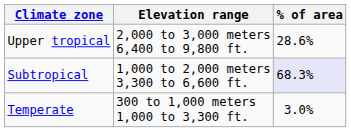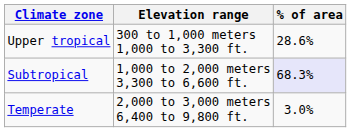(193, 41) 2,000 to 3,000 meters 6,400 to 9,800 ft. -> (186, 41) 300 to 1,000 meters 1,000 to 3,300 ft.
(186, 109) 300 to 1,000 meters 1,000 to 3,300 ft. -> (193, 109) 2,000 to 3,000 meters 6,400 to 9,800 ft.
